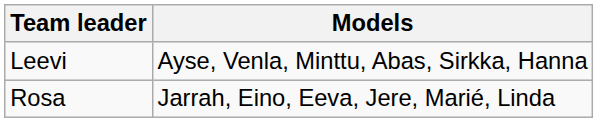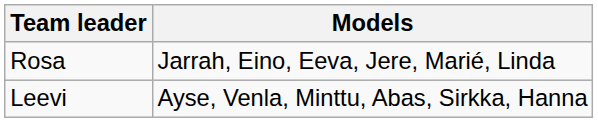rows swapped: (38, 98) <-> (39, 60)
